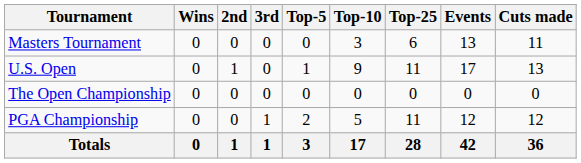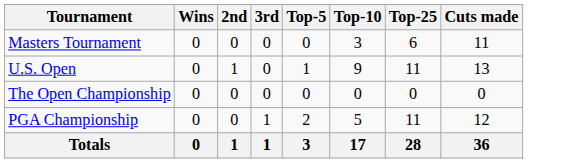- column: (468, 17)
